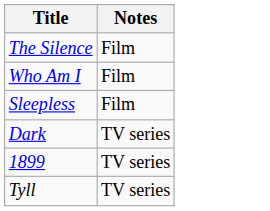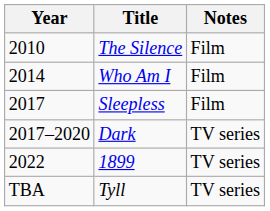+ column: (49, 18)
